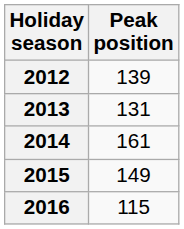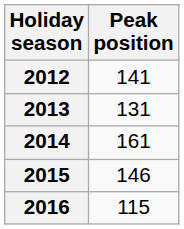(134, 76) 139 -> (134, 76) 141
(134, 175) 149 -> (134, 175) 146
